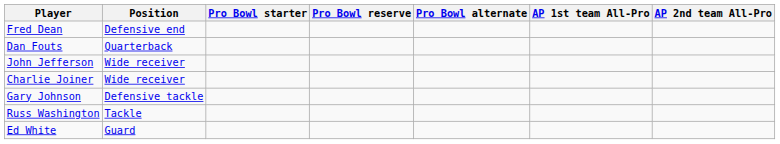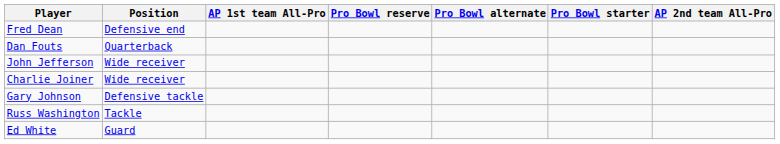columns swapped: (258, 13) <-> (591, 13)
